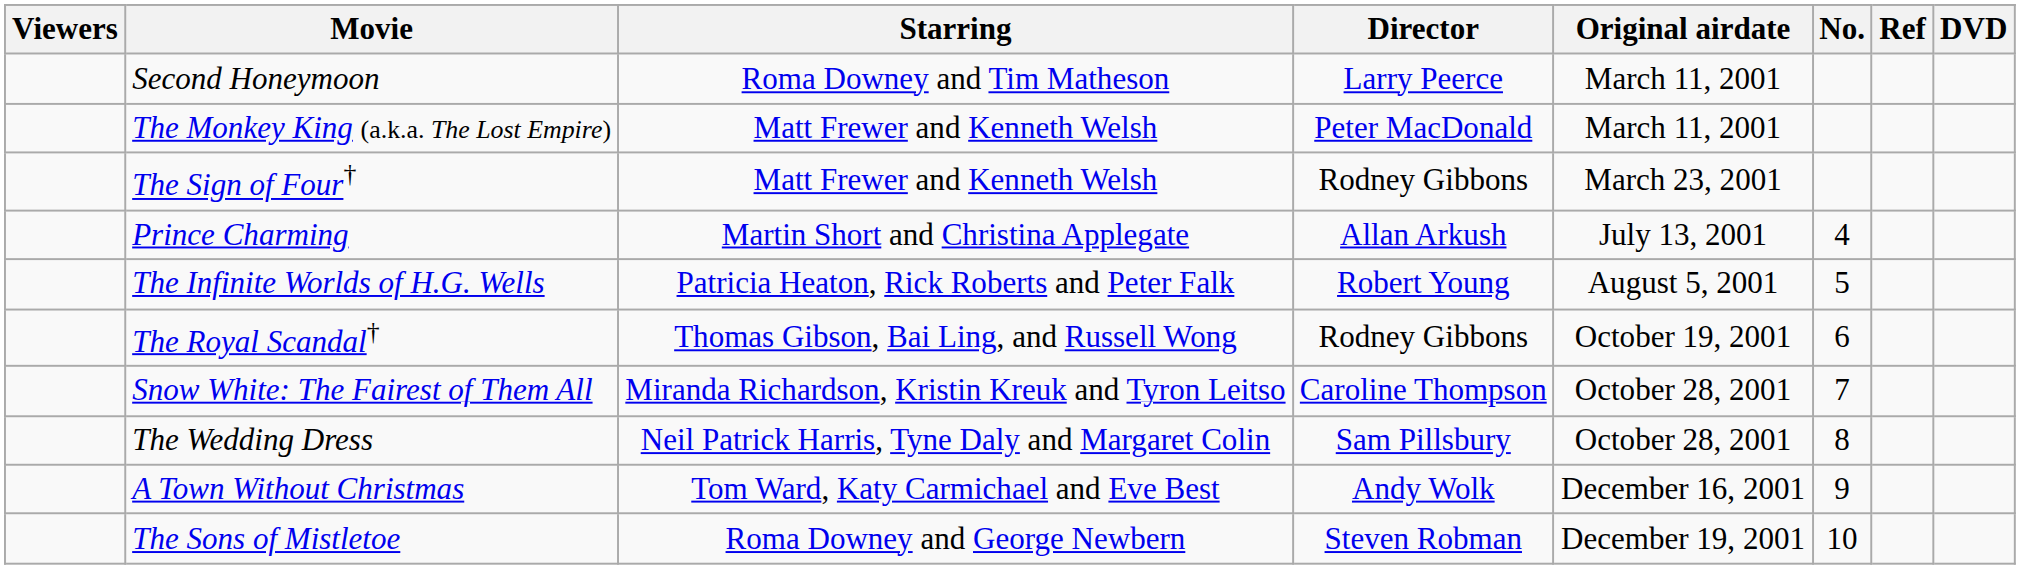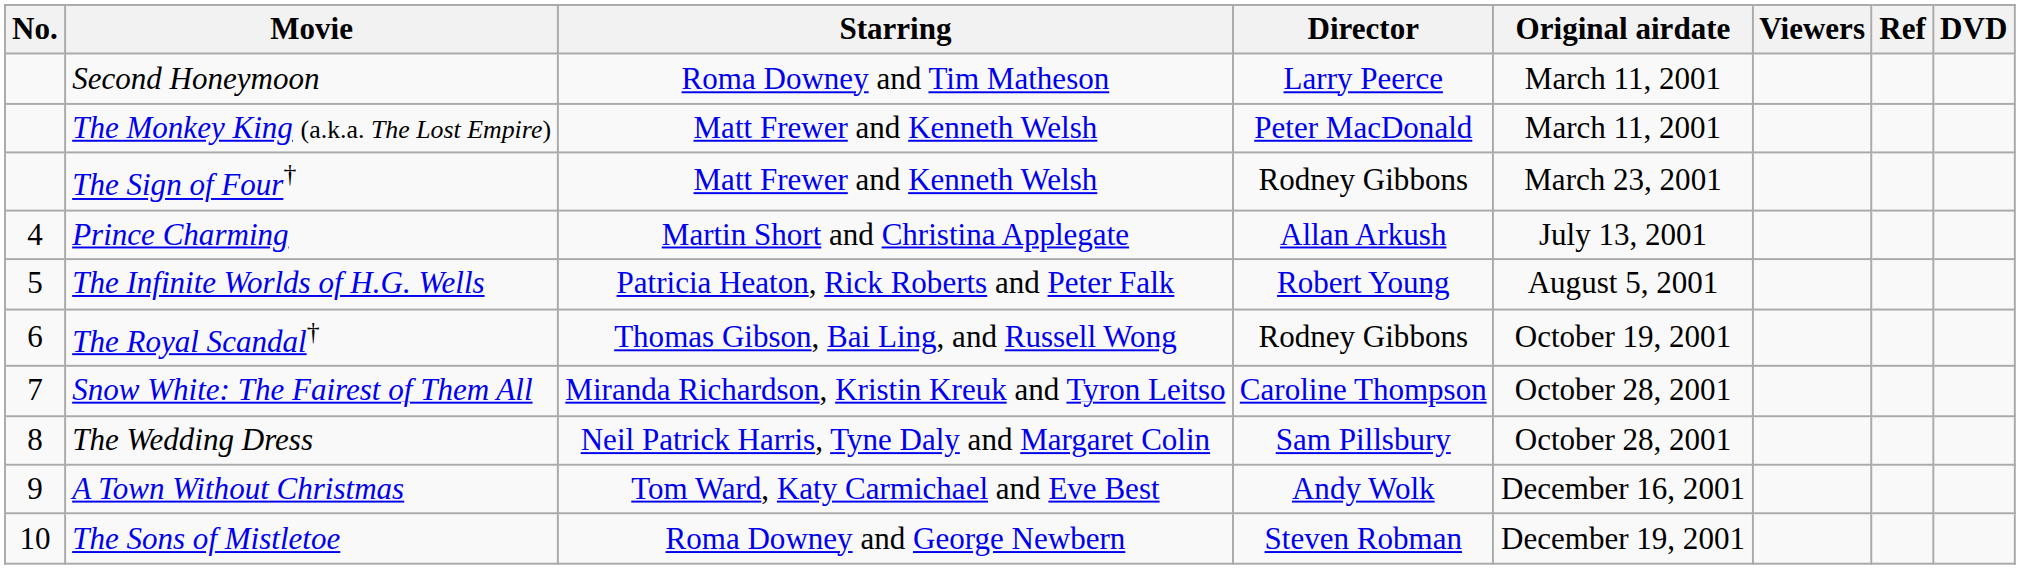columns swapped: (1842, 29) <-> (65, 29)
